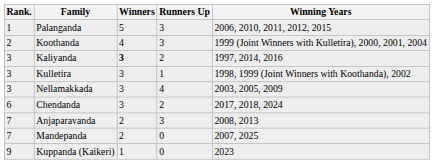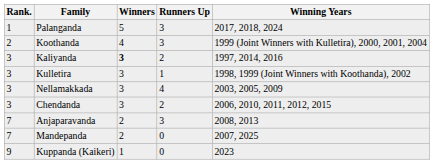(273, 27) 2006, 2010, 2011, 2012, 2015 -> (249, 27) 2017, 2018, 2024
(9, 105) 6 -> (9, 105) 3
(249, 105) 2017, 2018, 2024 -> (273, 105) 2006, 2010, 2011, 2012, 2015
